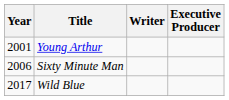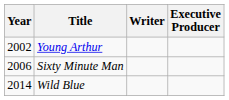(19, 47) 2001 -> (19, 47) 2002
(19, 85) 2017 -> (19, 85) 2014
